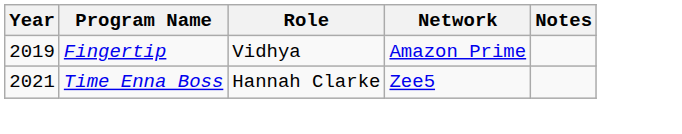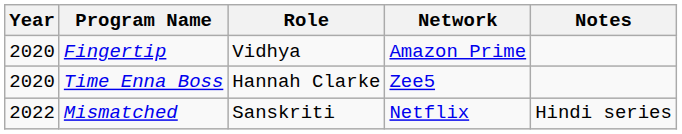(32, 51) 2019 -> (32, 51) 2020
(32, 82) 2021 -> (32, 82) 2020
+ row: (121, 113)
